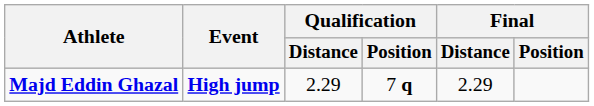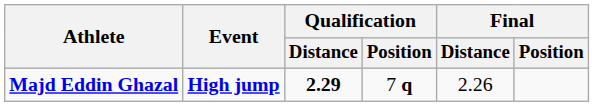(323, 85) normal -> (323, 85) bold
(475, 85) 2.29 -> (475, 85) 2.26
